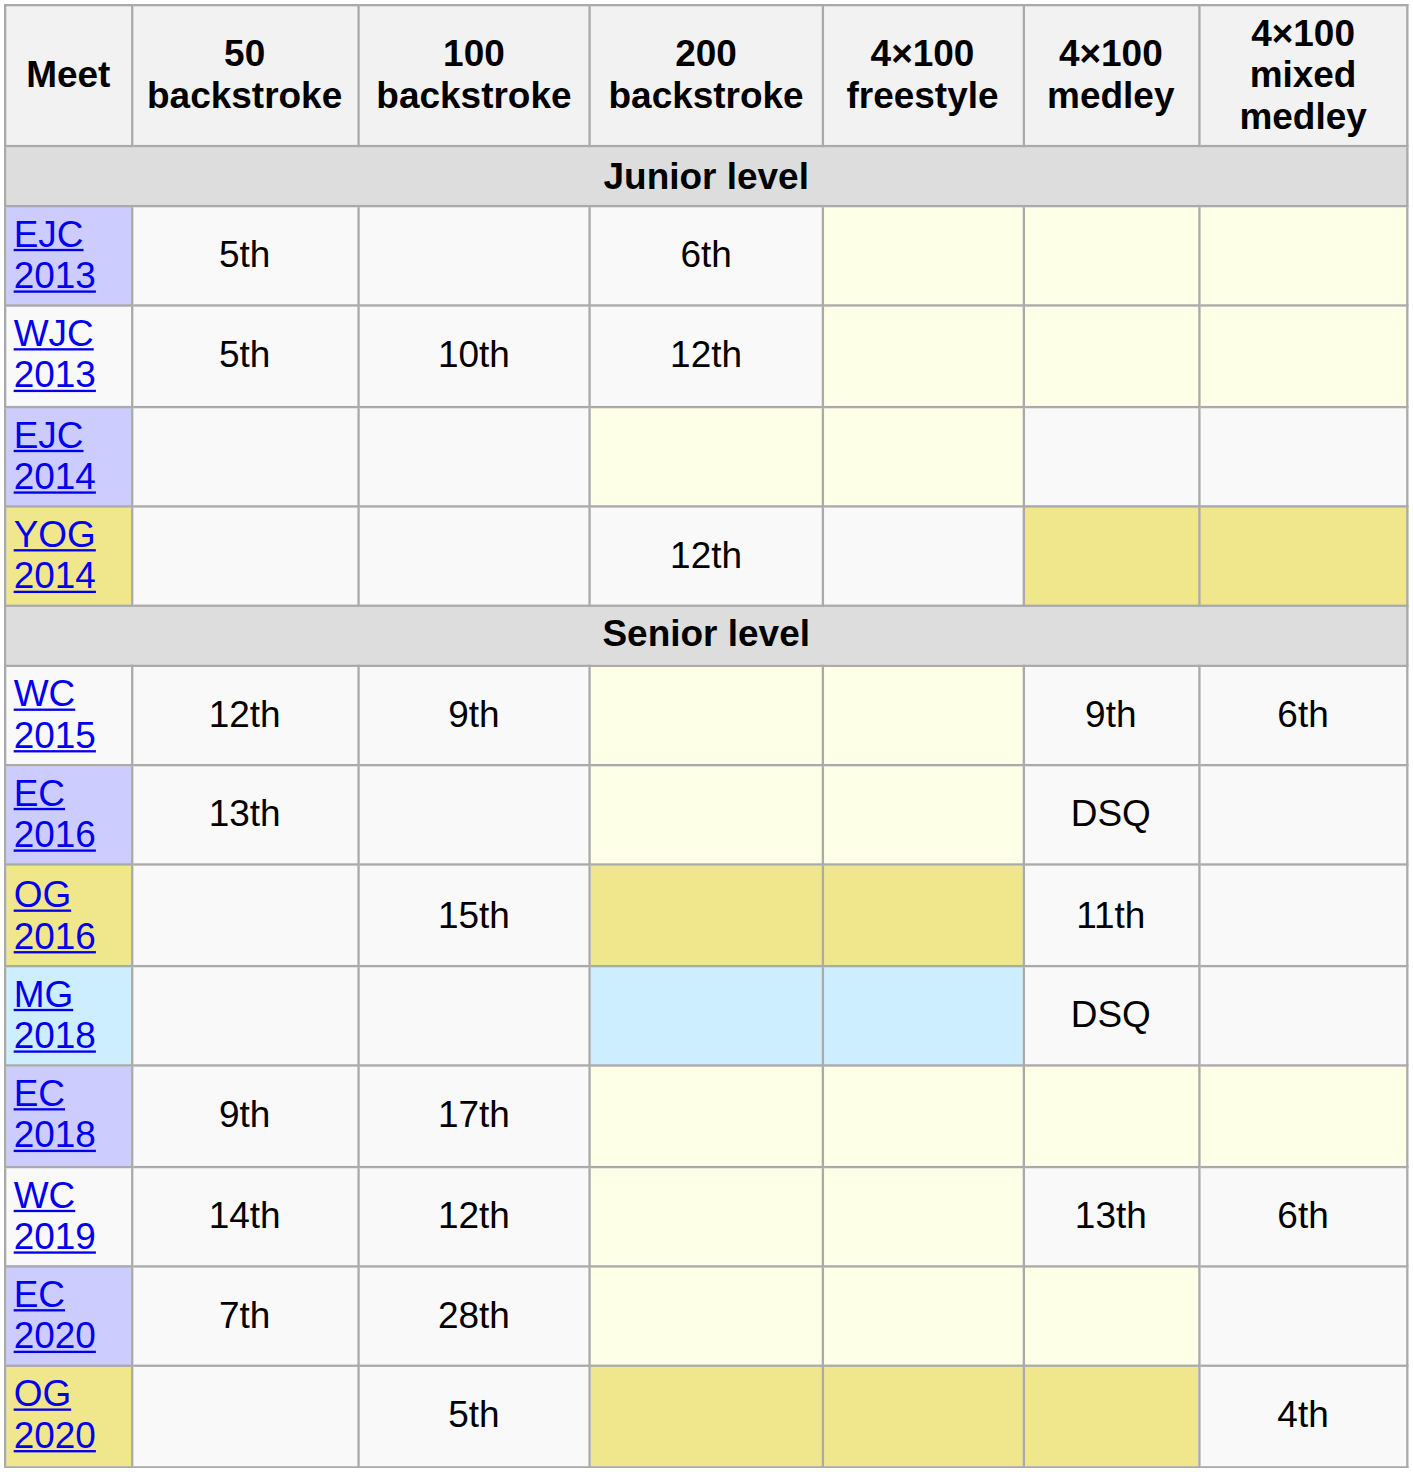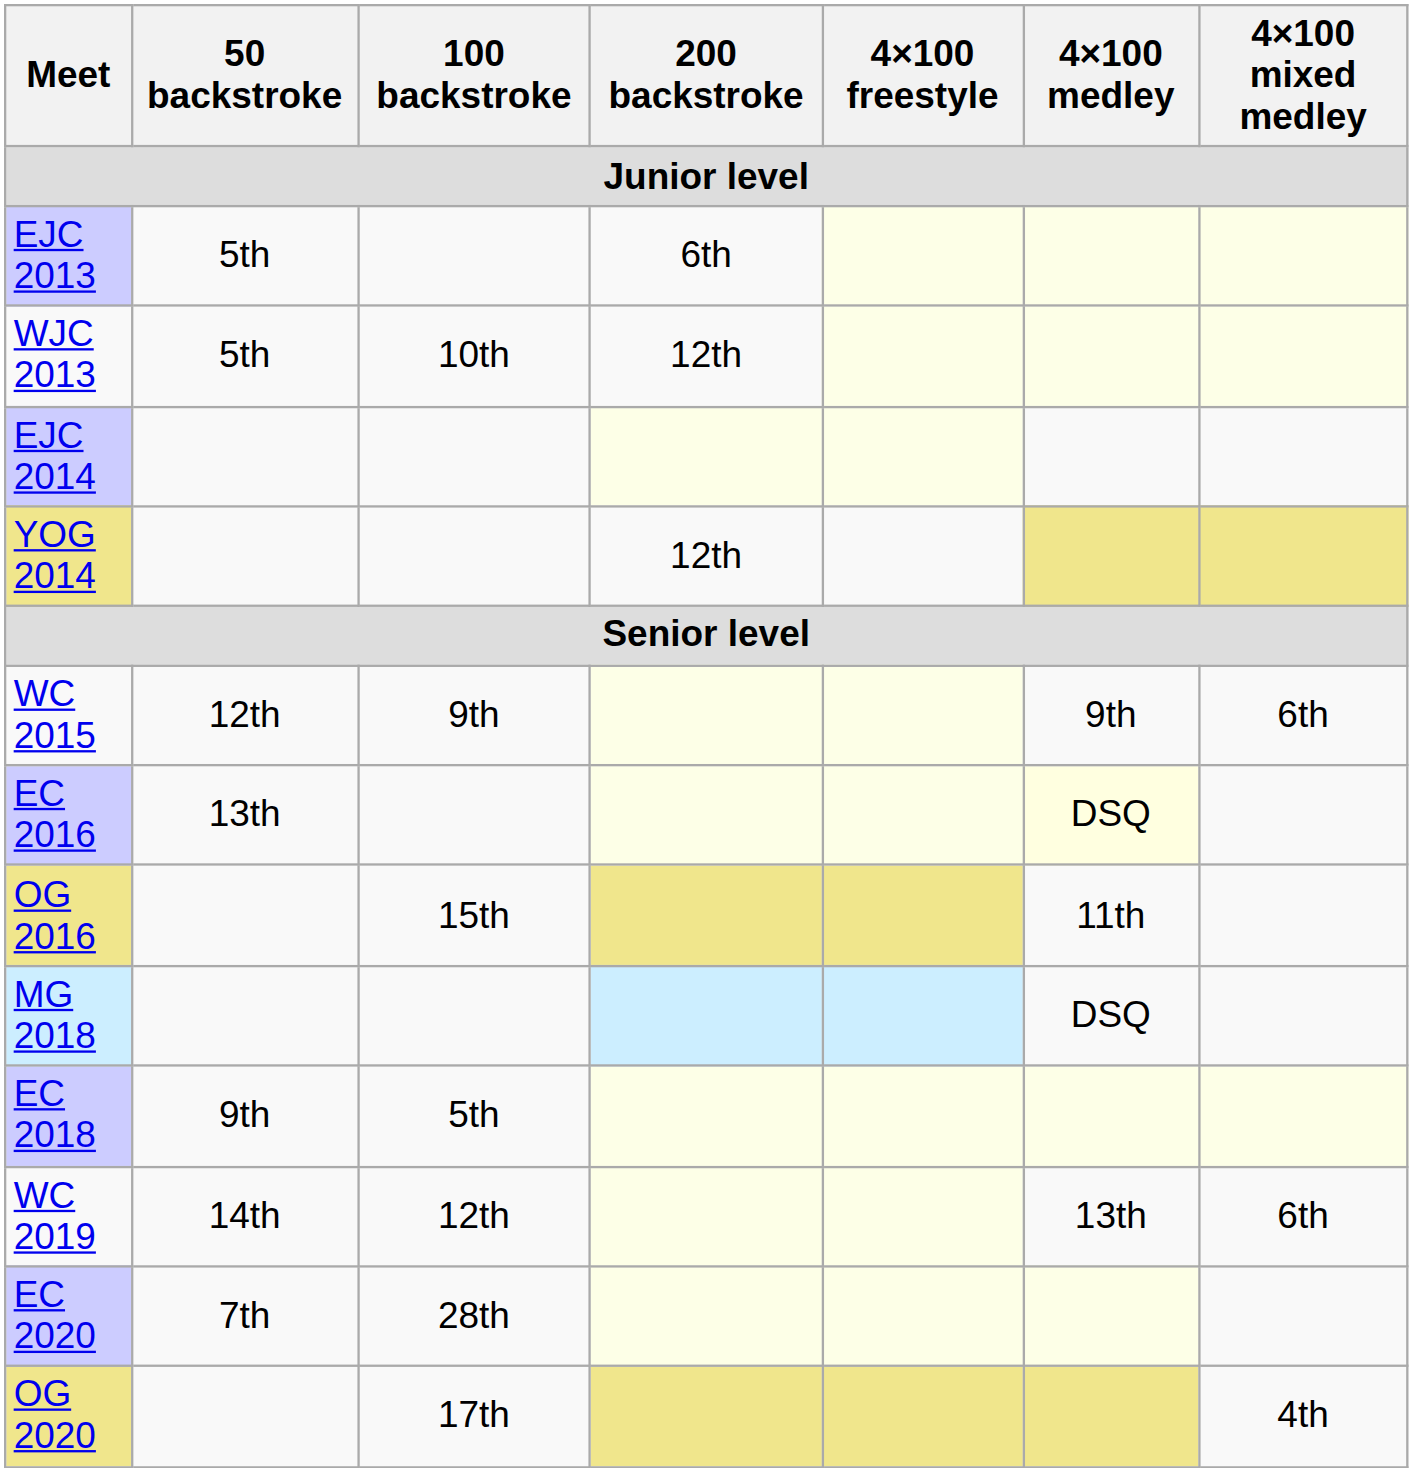(1111, 814) no background -> (1111, 814) lightyellow background
(474, 1115) 17th -> (474, 1115) 5th
(474, 1415) 5th -> (474, 1415) 17th
